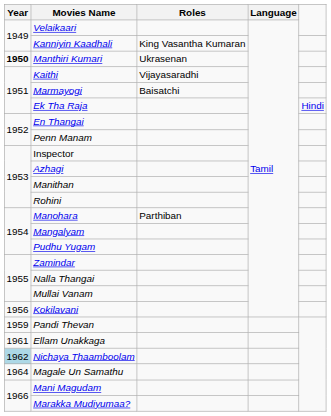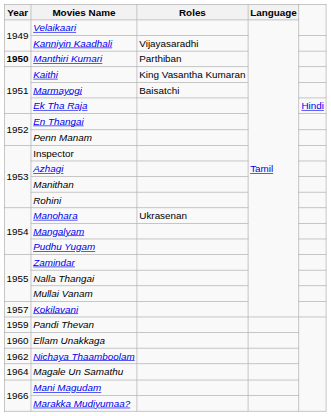(192, 44) King Vasantha Kumaran -> (169, 44) Vijayasaradhi
(163, 59) Ukrasenan -> (160, 59) Parthiban
(169, 75) Vijayasaradhi -> (192, 75) King Vasantha Kumaran
(160, 216) Parthiban -> (163, 216) Ukrasenan
(18, 310) 1956 -> (18, 310) 1957
(18, 341) 1961 -> (18, 341) 1960
(18, 356) lightblue background -> (18, 356) no background
